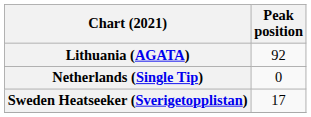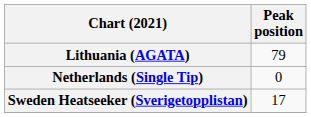(279, 54) 92 -> (279, 54) 79
